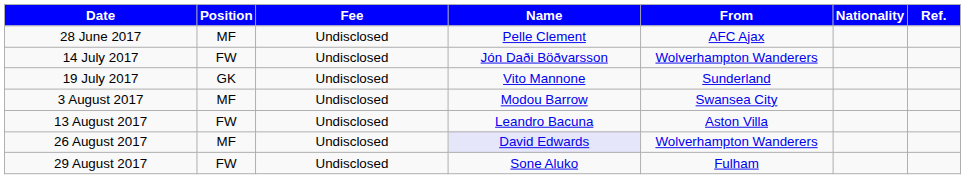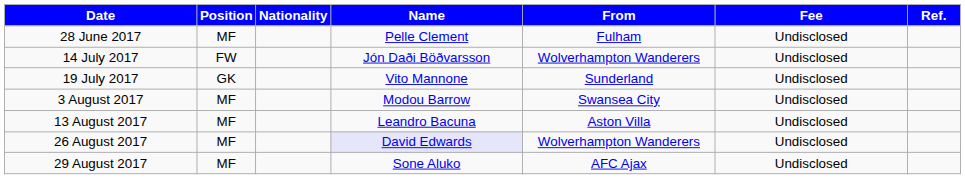columns swapped: (870, 15) <-> (352, 15)
(736, 37) AFC Ajax -> (619, 37) Fulham
(226, 121) FW -> (226, 121) MF
(226, 164) FW -> (226, 164) MF
(737, 164) Fulham -> (619, 164) AFC Ajax
